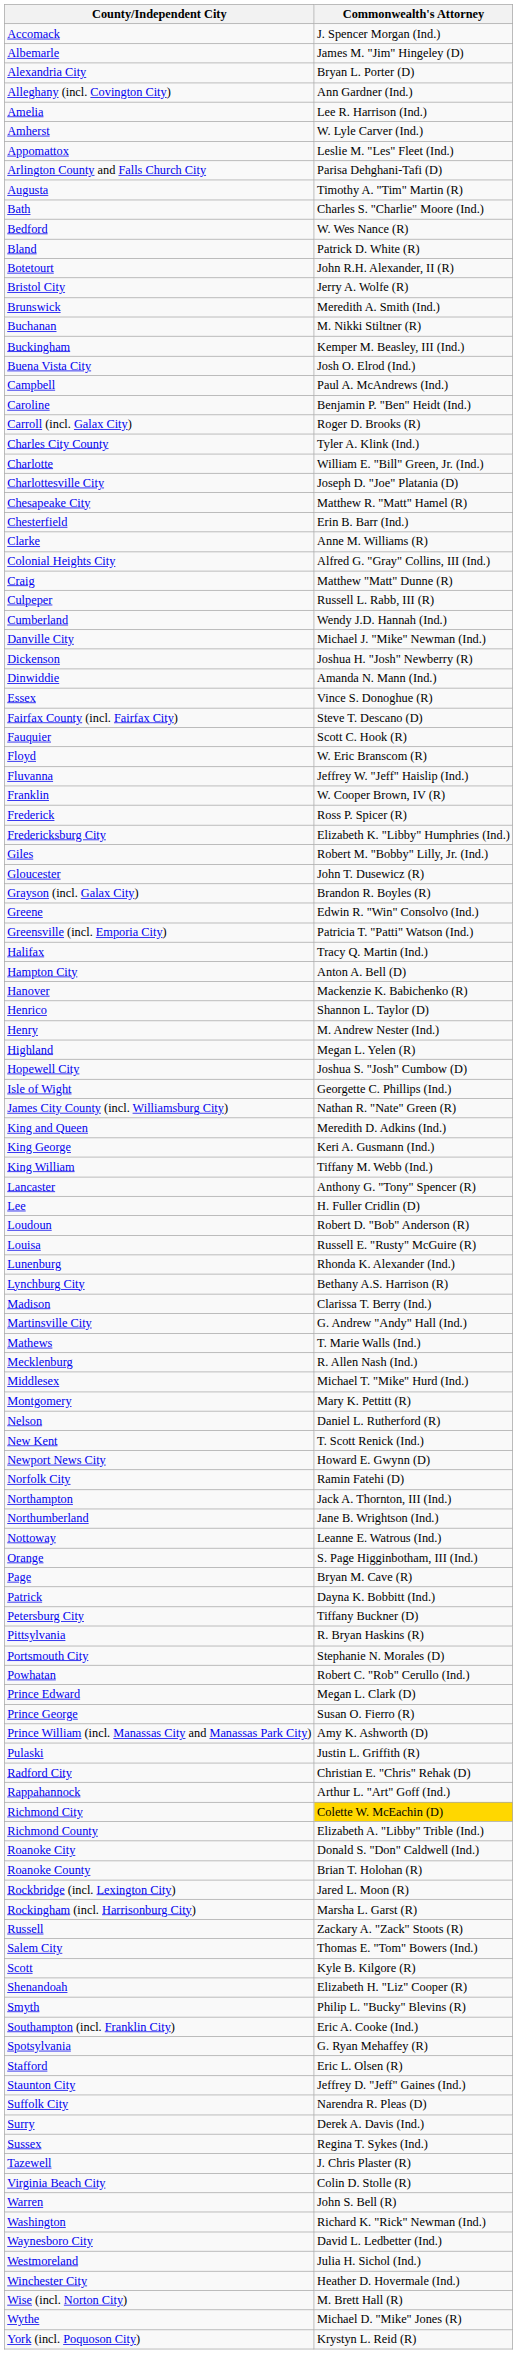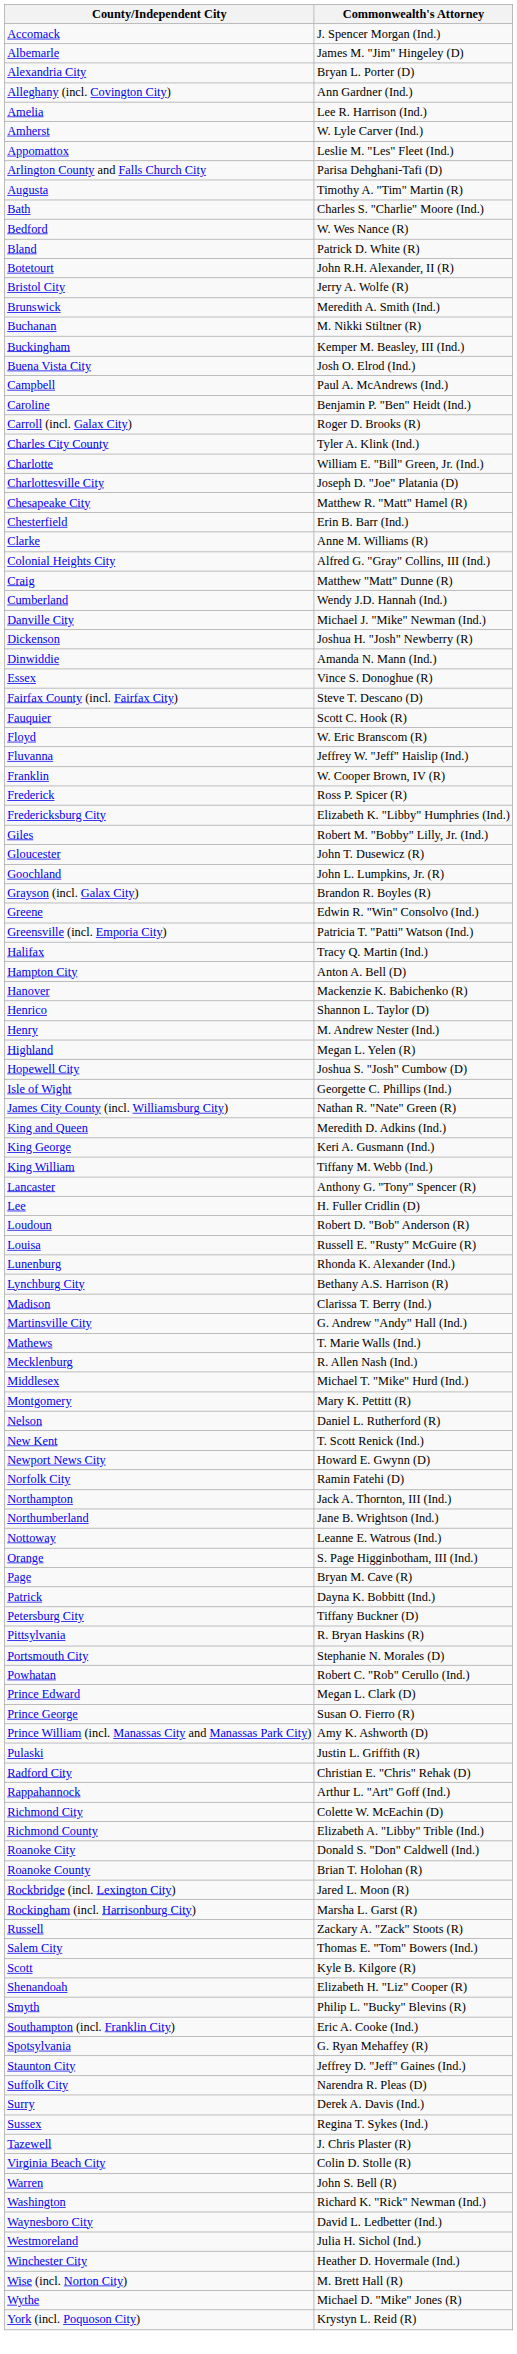- row: (30, 600)
+ row: (34, 873)
(380, 1811) gold background -> (380, 1811) no background
- row: (27, 2065)
